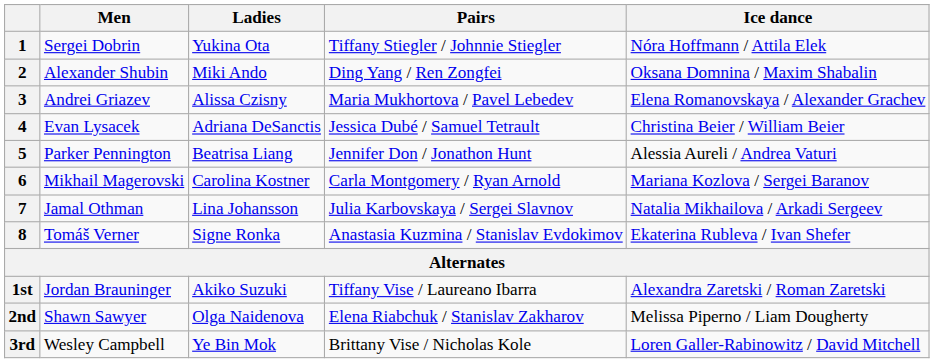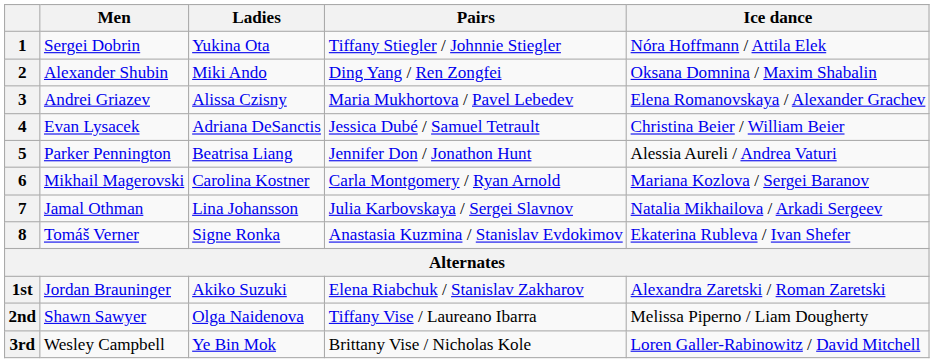(433, 289) Tiffany Vise / Laureano Ibarra -> (456, 289) Elena Riabchuk / Stanislav Zakharov
(456, 316) Elena Riabchuk / Stanislav Zakharov -> (433, 316) Tiffany Vise / Laureano Ibarra
